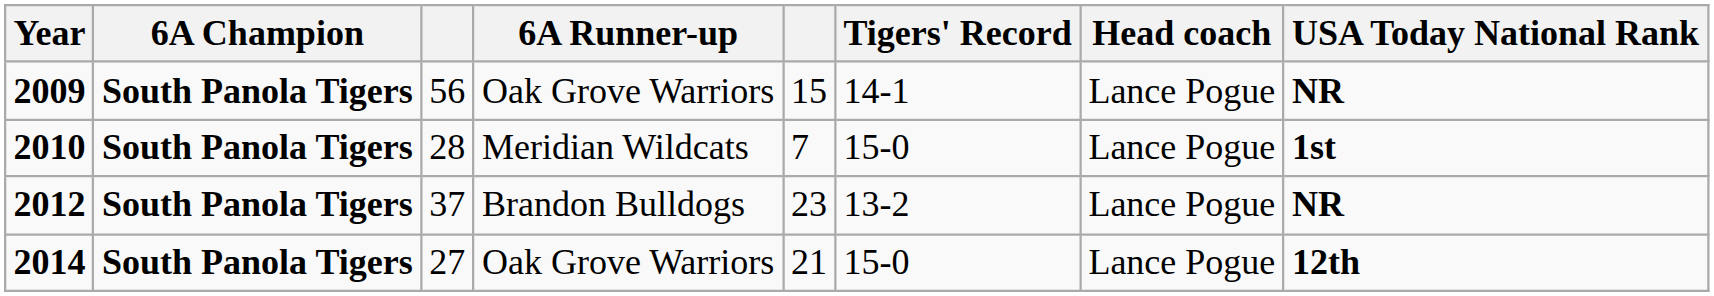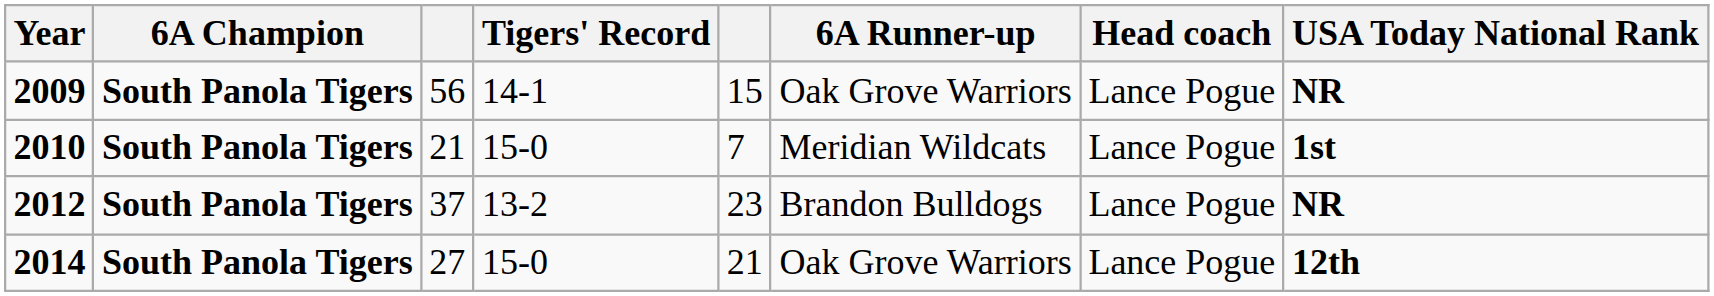columns swapped: (628, 33) <-> (958, 33)
(447, 147) 28 -> (447, 147) 21
